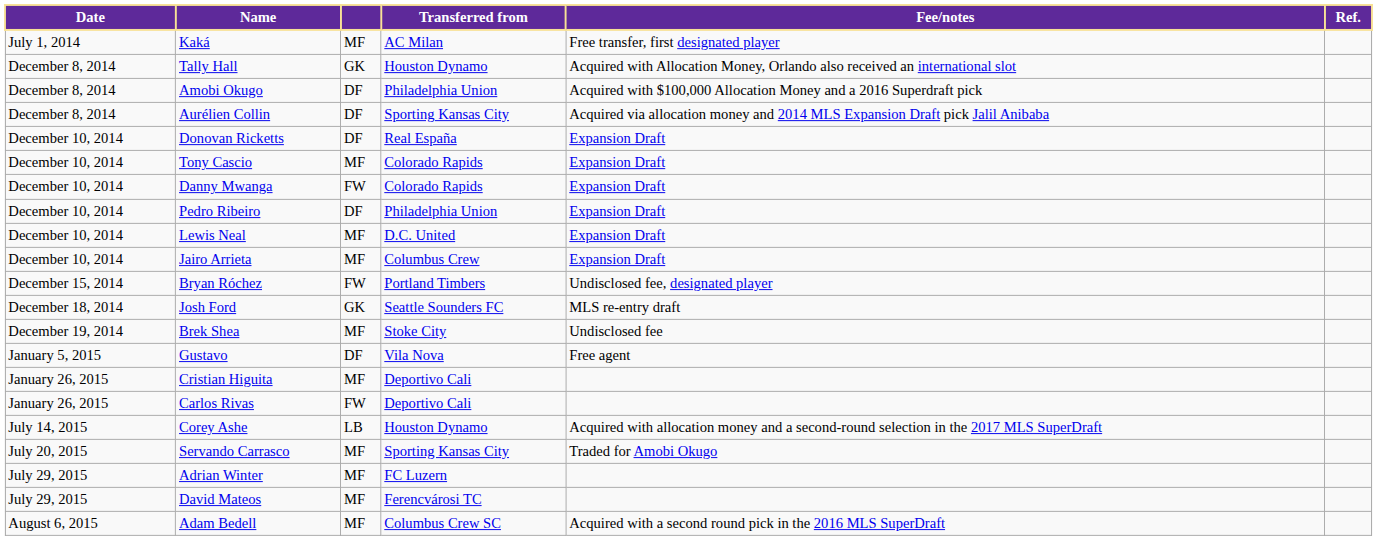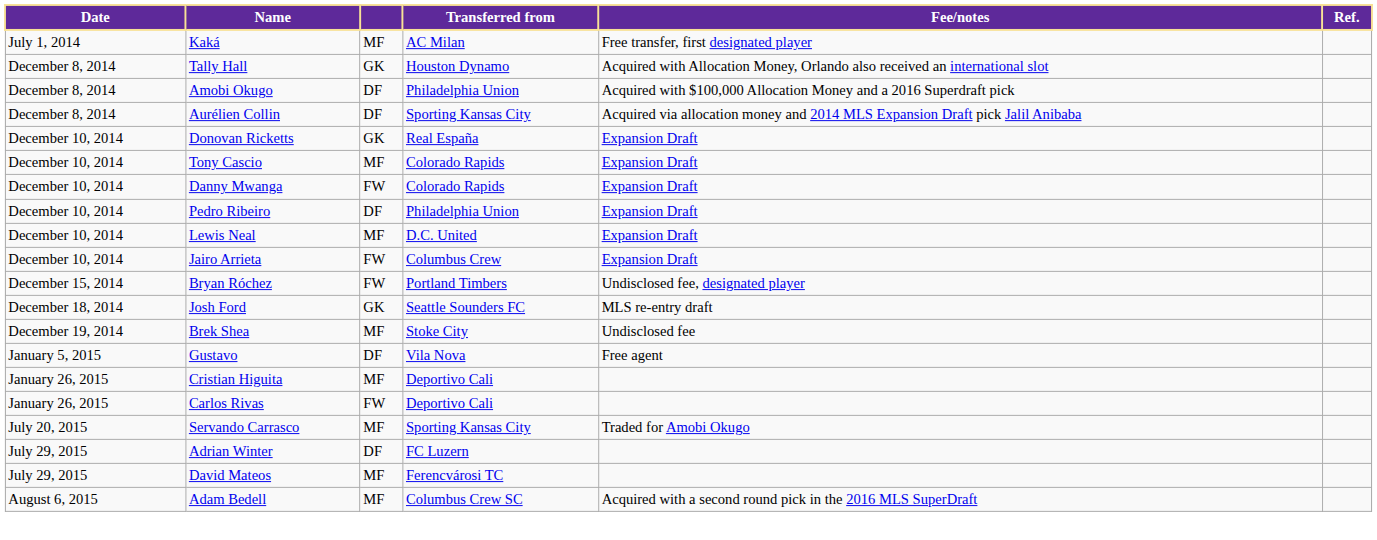(353, 138) DF -> (374, 138) GK
(355, 259) MF -> (374, 259) FW
- row: (213, 427)
(355, 475) MF -> (373, 451) DF
